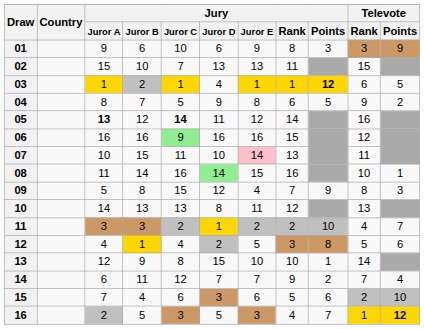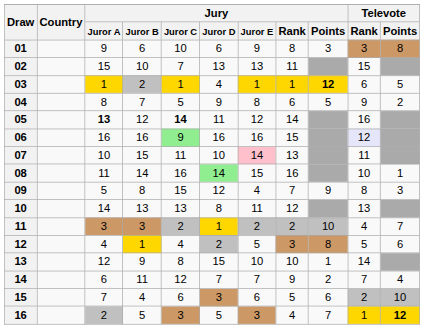(400, 48) 9 -> (400, 48) 8
(364, 137) no background -> (364, 137) lavender background
